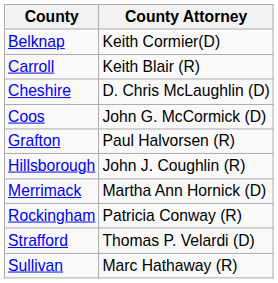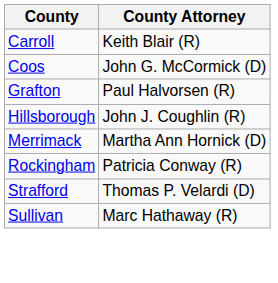- row: (36, 41)
- row: (39, 91)
